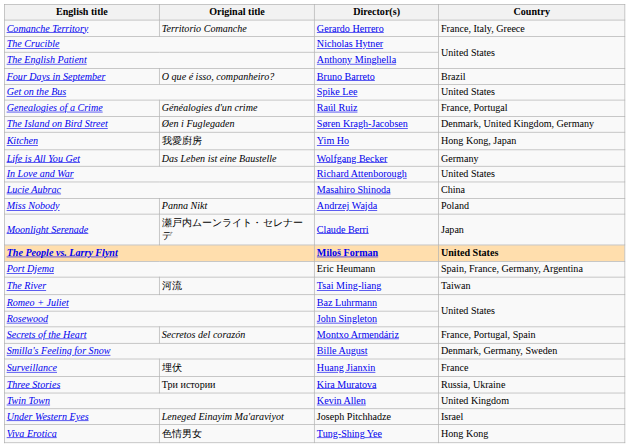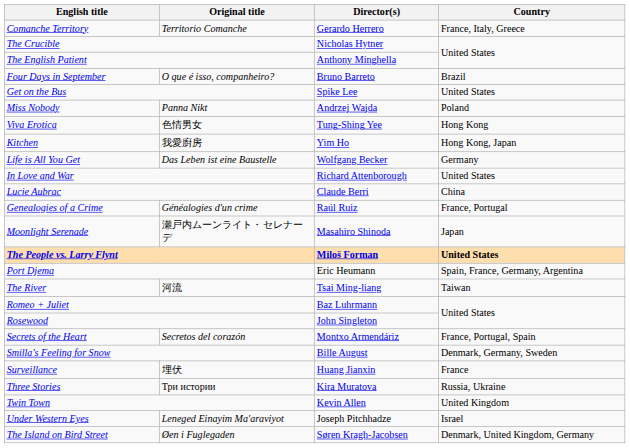rows swapped: (55, 108) <-> (33, 206)
rows swapped: (57, 124) <-> (32, 433)
(354, 190) Masahiro Shinoda -> (343, 192) Claude Berri
(343, 229) Claude Berri -> (354, 231) Masahiro Shinoda
